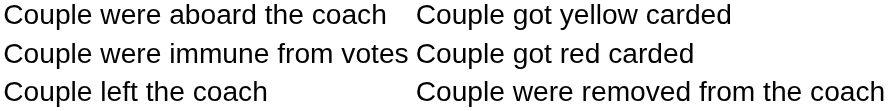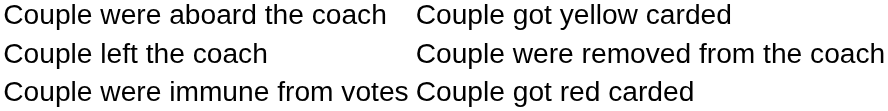rows swapped: (206, 53) <-> (136, 92)
